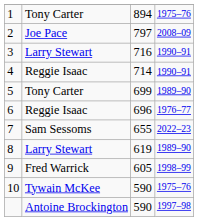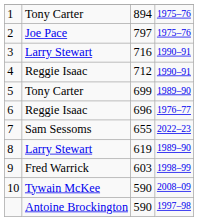(174, 33) 2008–09 -> (174, 33) 1975–76
(143, 71) 714 -> (143, 71) 712
(143, 168) 605 -> (143, 168) 603
(174, 187) 1975–76 -> (174, 187) 2008–09
